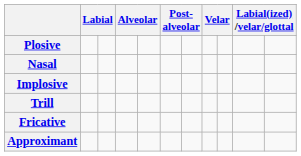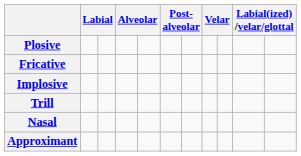rows swapped: (42, 64) <-> (42, 122)
